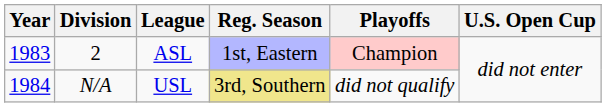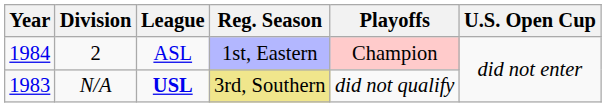(30, 53) 1983 -> (30, 53) 1984
(30, 85) 1984 -> (30, 85) 1983
(173, 85) normal -> (173, 85) bold
